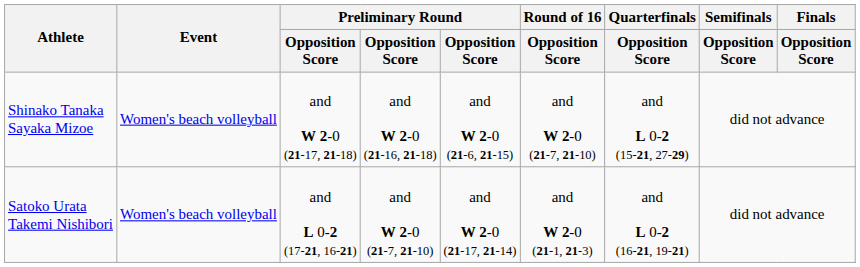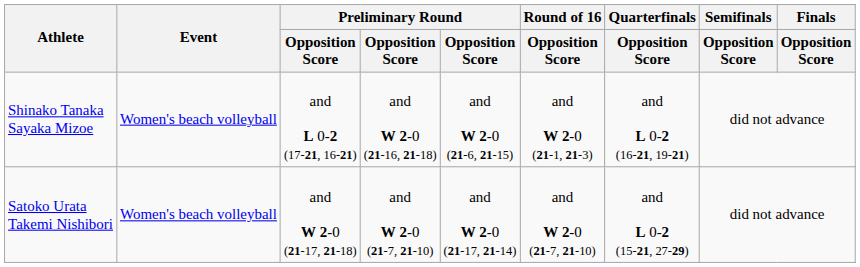(320, 128) and W 2-0 (21-17, 21-18) -> (320, 128) and L 0-2 (17-21, 16-21)
(562, 128) and W 2-0 (21-7, 21-10) -> (562, 128) and W 2-0 (21-1, 21-3)
(652, 128) and L 0-2 (15-21, 27-29) -> (652, 128) and L 0-2 (16-21, 19-21)
(320, 223) and L 0-2 (17-21, 16-21) -> (320, 223) and W 2-0 (21-17, 21-18)
(562, 223) and W 2-0 (21-1, 21-3) -> (562, 223) and W 2-0 (21-7, 21-10)
(652, 223) and L 0-2 (16-21, 19-21) -> (652, 223) and L 0-2 (15-21, 27-29)
